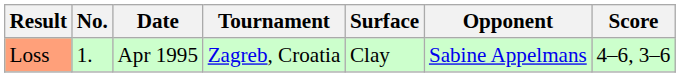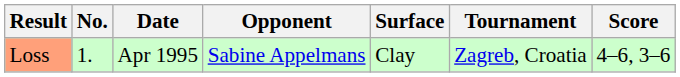columns swapped: (274, 21) <-> (508, 21)
